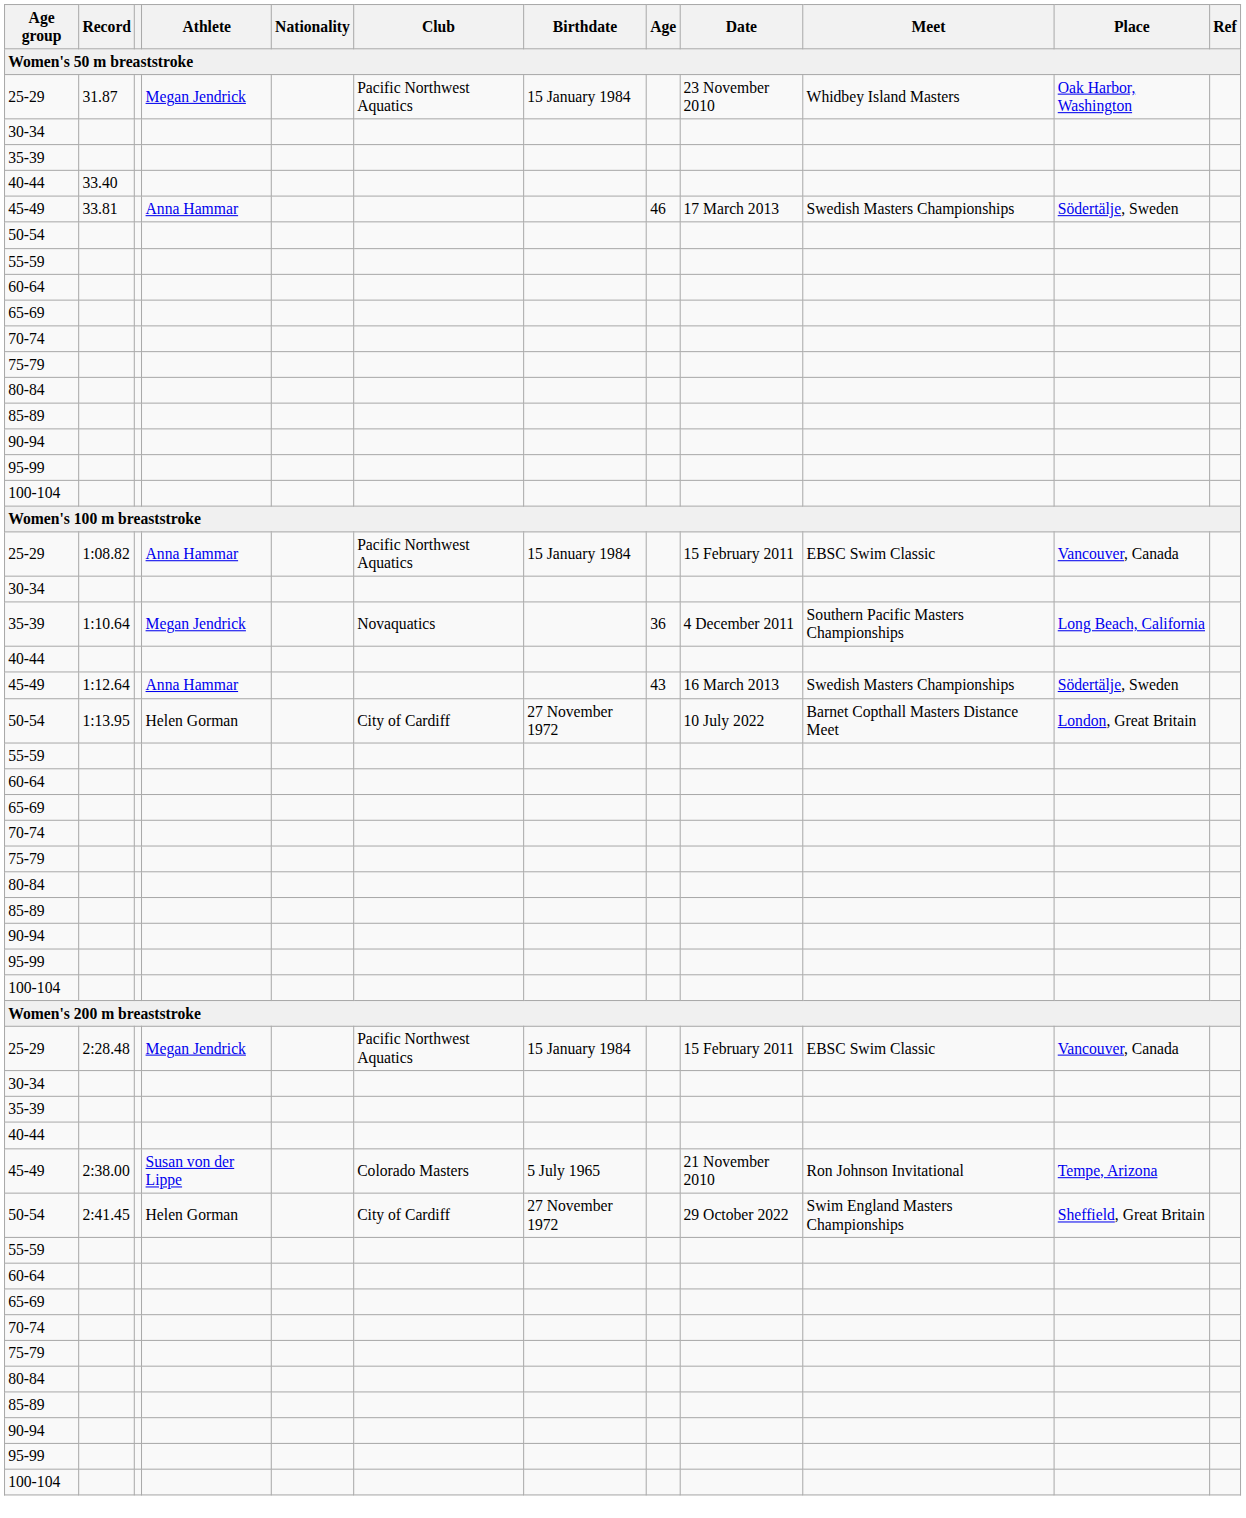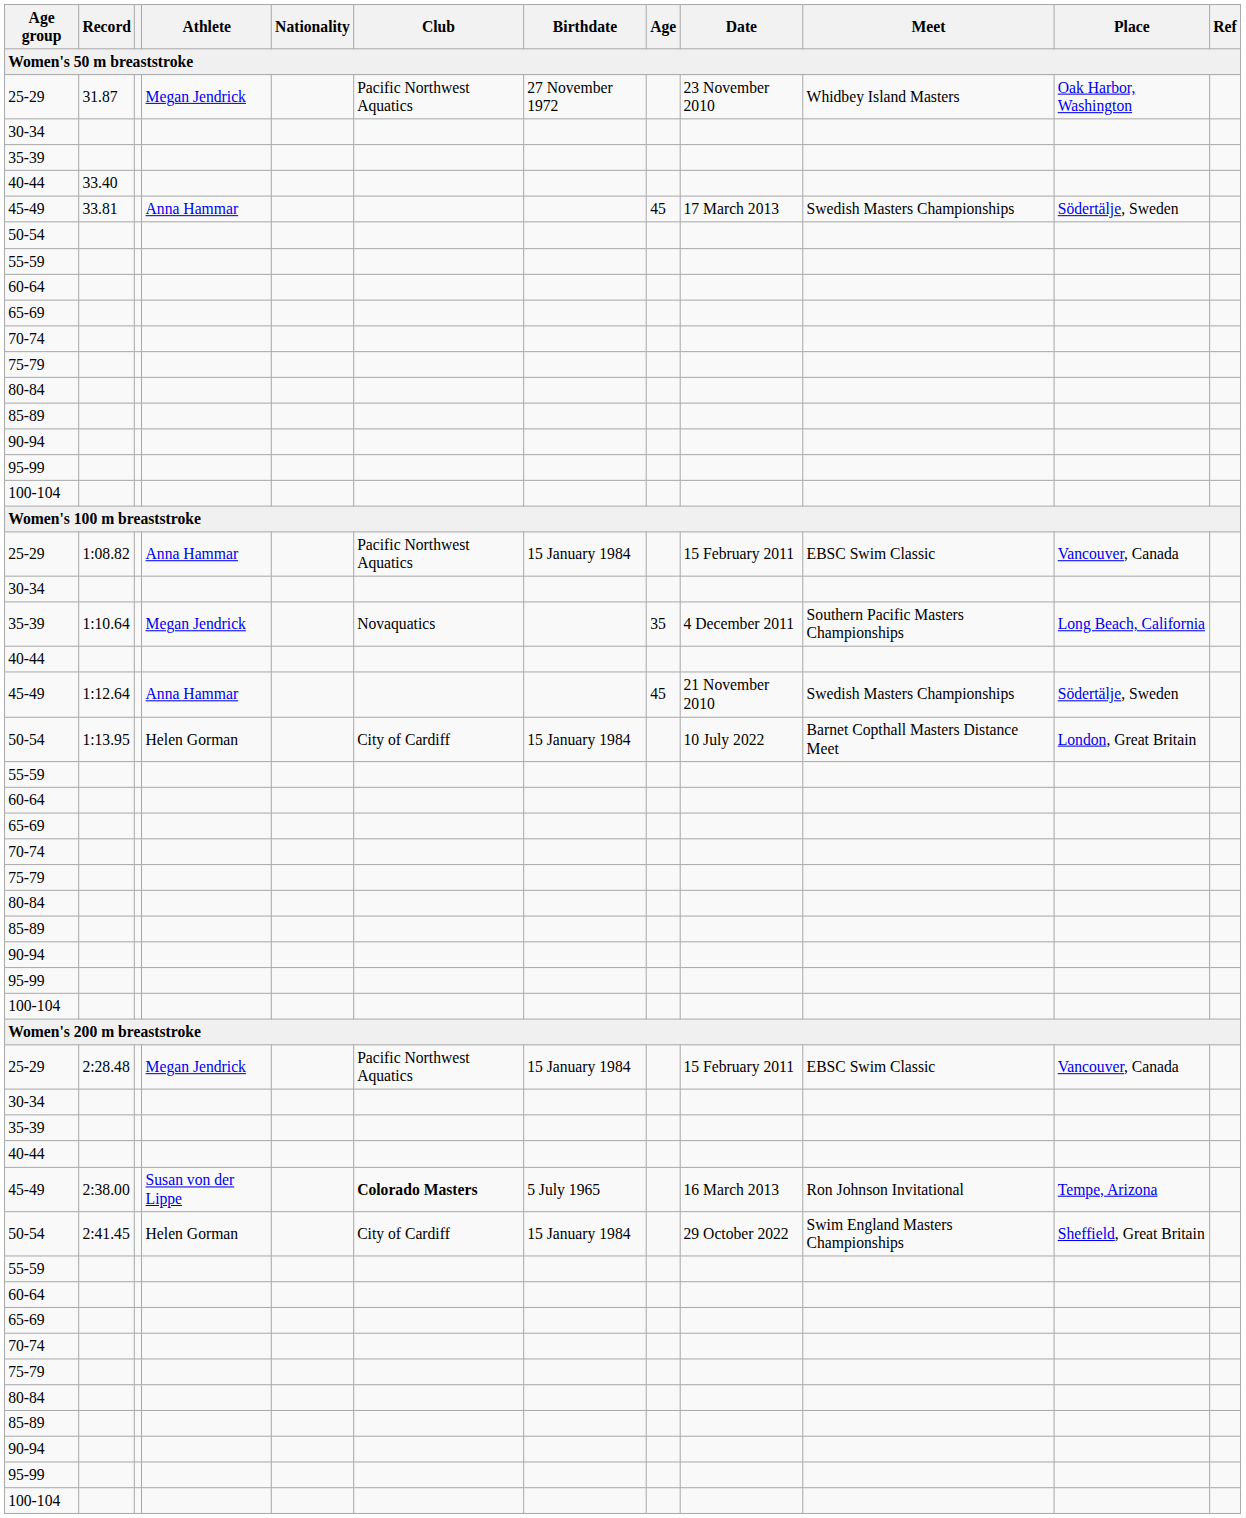(579, 97) 15 January 1984 -> (570, 97) 27 November 1972
(658, 209) 46 -> (658, 209) 45
(658, 624) 36 -> (658, 624) 35
(658, 685) 43 -> (658, 694) 45
(731, 685) 16 March 2013 -> (726, 694) 21 November 2010
(570, 720) 27 November 1972 -> (579, 739) 15 January 1984
(413, 1170) normal -> (417, 1189) bold
(726, 1170) 21 November 2010 -> (731, 1189) 16 March 2013
(570, 1215) 27 November 1972 -> (579, 1233) 15 January 1984
